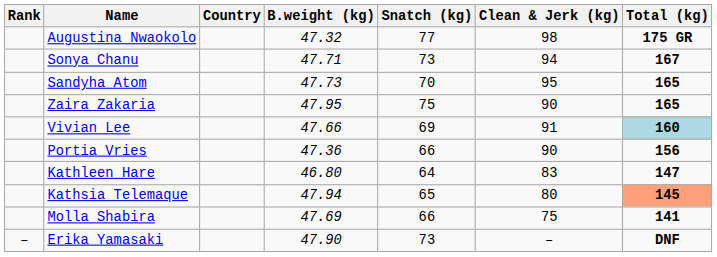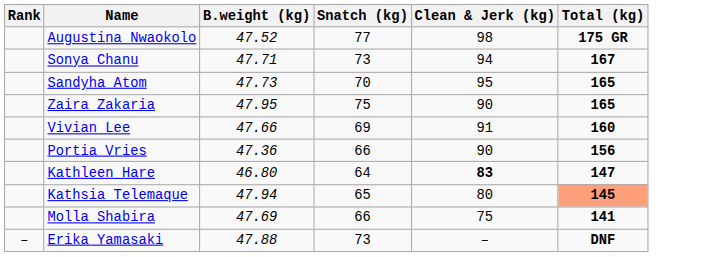- column: (232, 16)
(321, 38) 47.32 -> (257, 38) 47.52
(667, 128) lightblue background -> (603, 128) no background
(549, 173) normal -> (485, 173) bold
(321, 240) 47.90 -> (257, 240) 47.88
